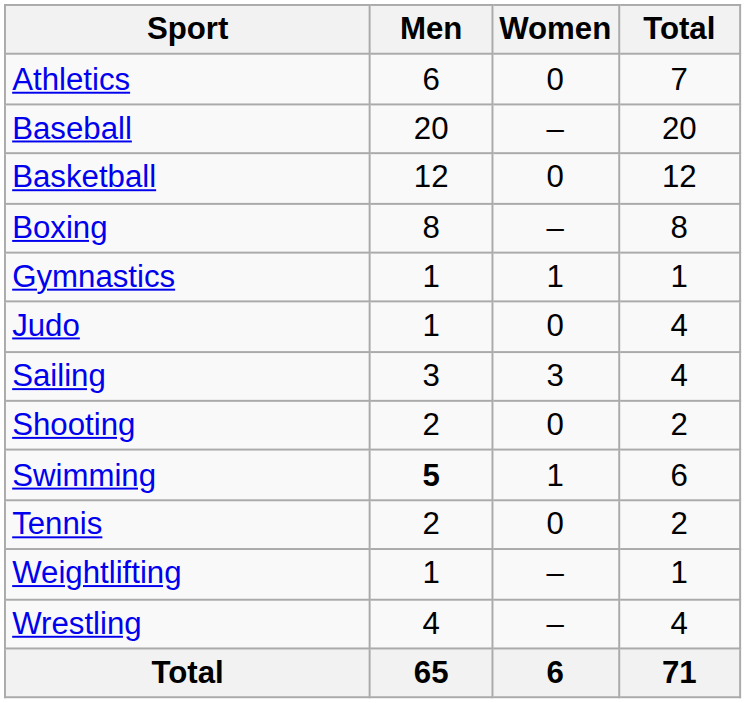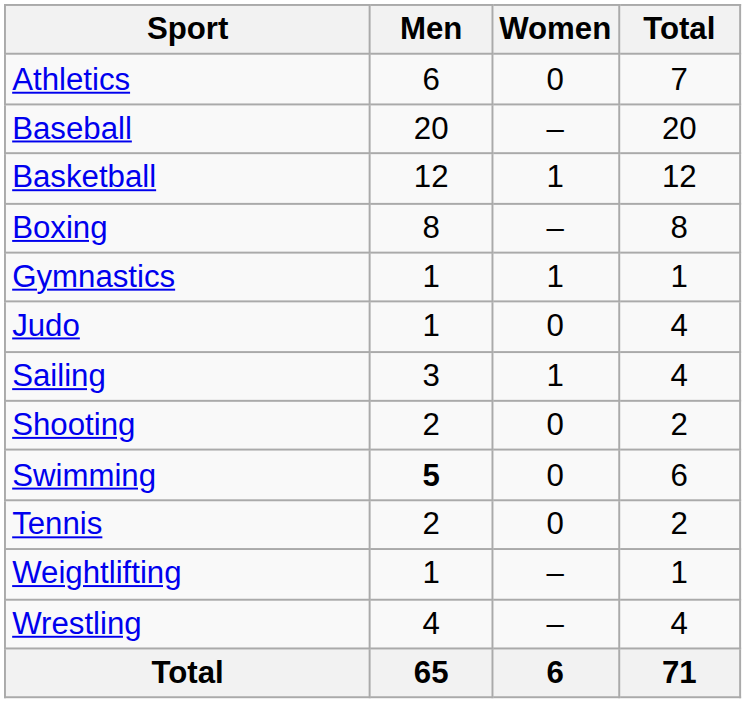(555, 177) 0 -> (555, 177) 1
(555, 375) 3 -> (555, 375) 1
(555, 474) 1 -> (555, 474) 0
